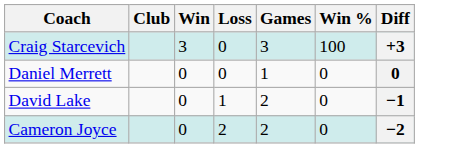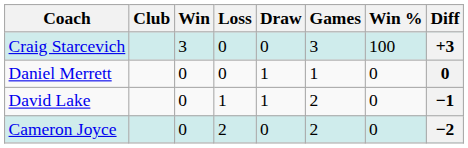+ column: (281, 18)
